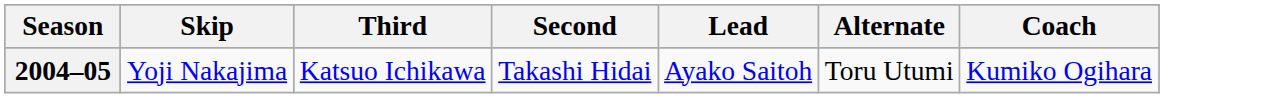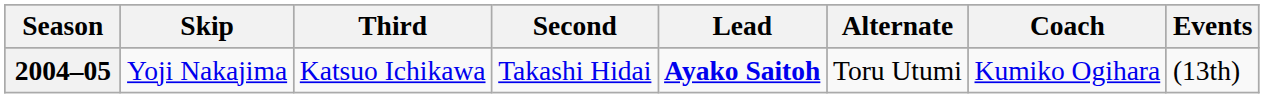+ column: (1213, 26)
(738, 69) normal -> (742, 69) bold
